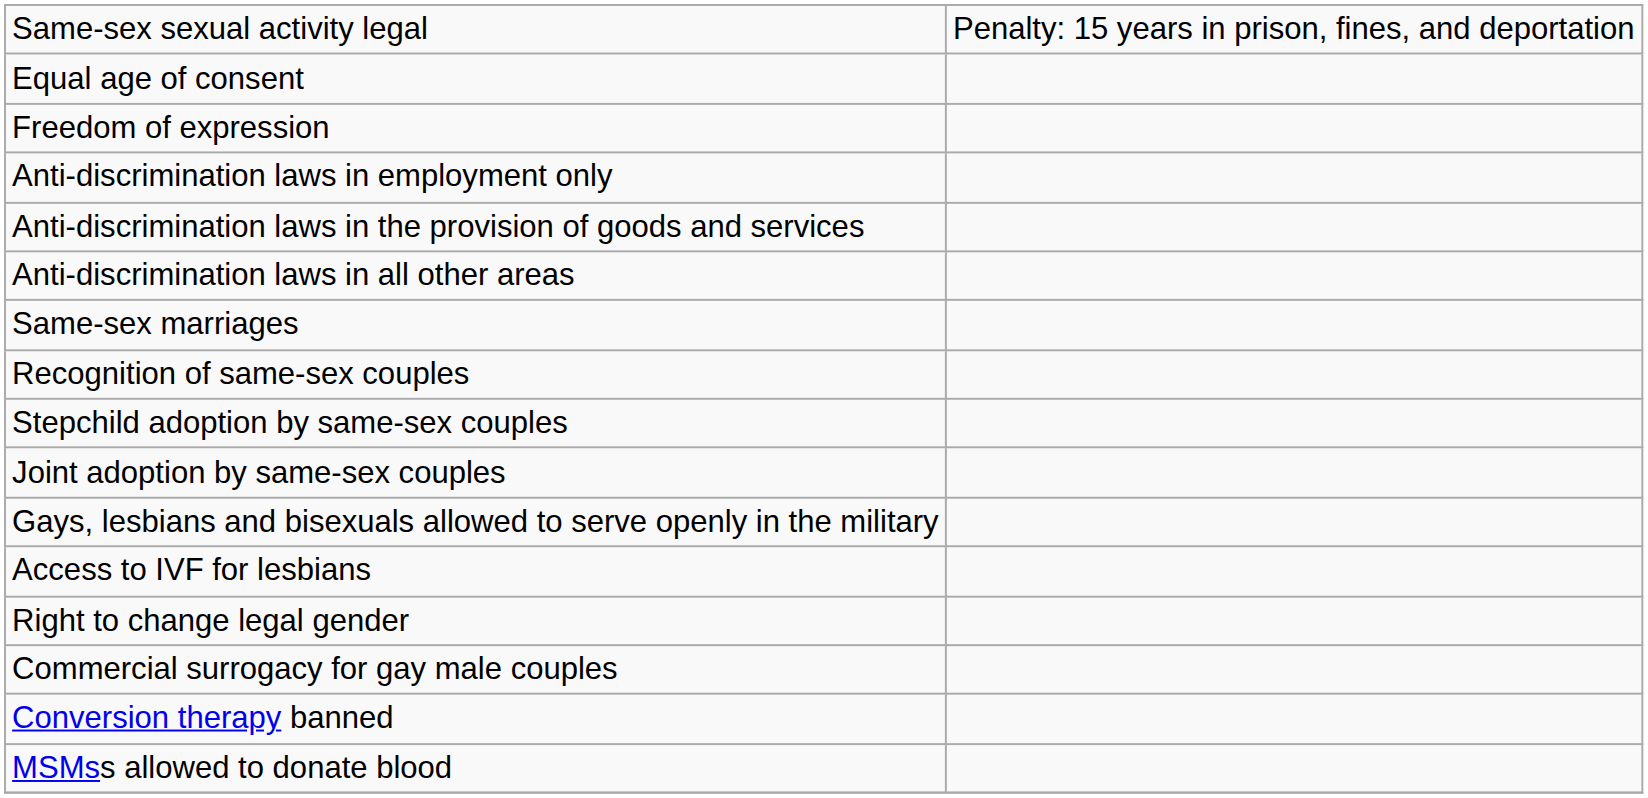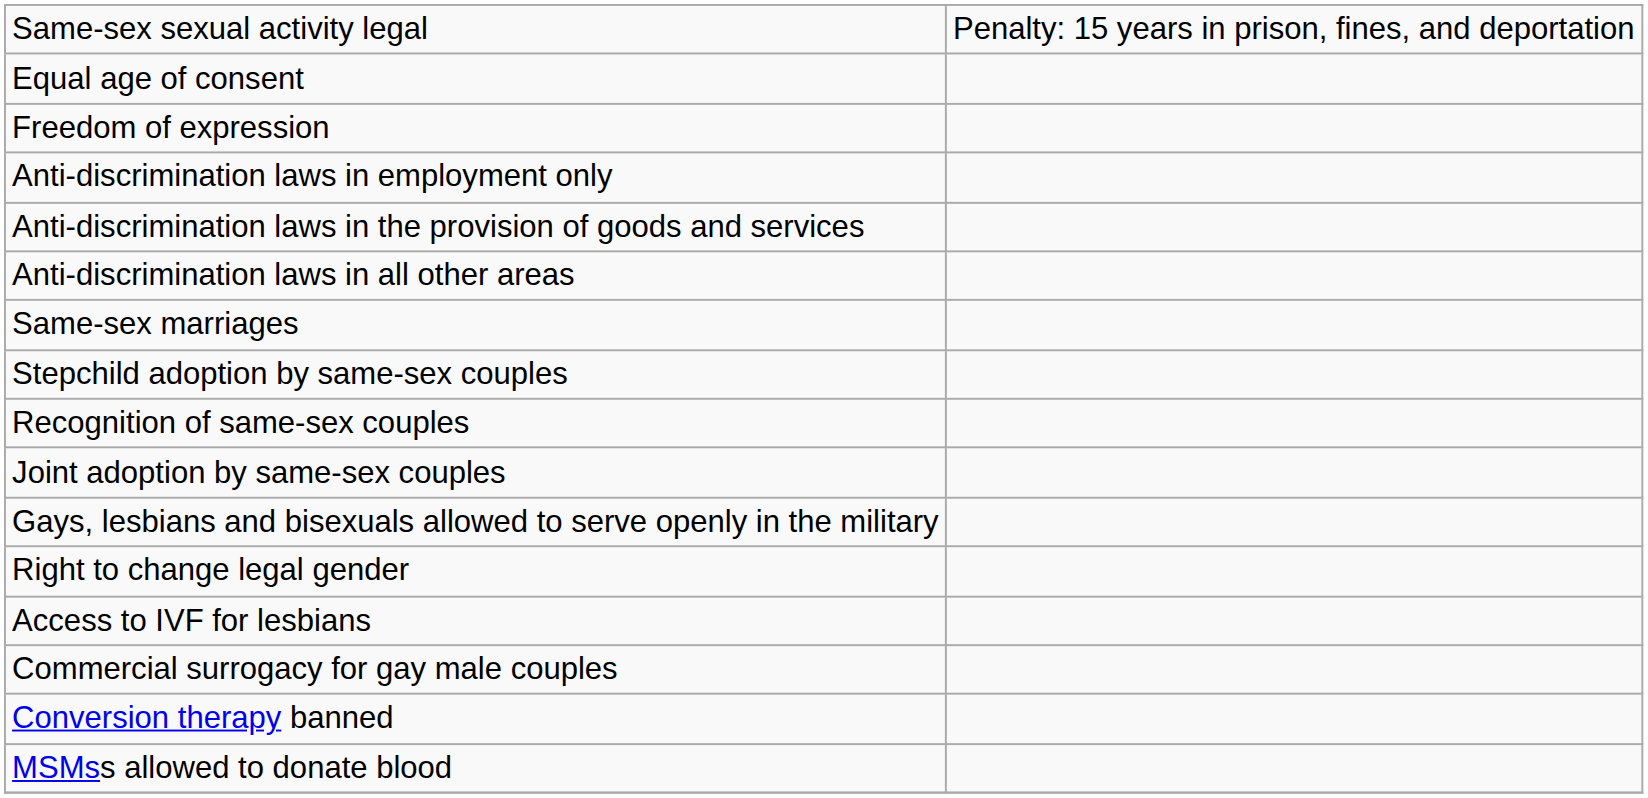rows swapped: (241, 373) <-> (290, 422)
rows swapped: (211, 619) <-> (192, 570)
